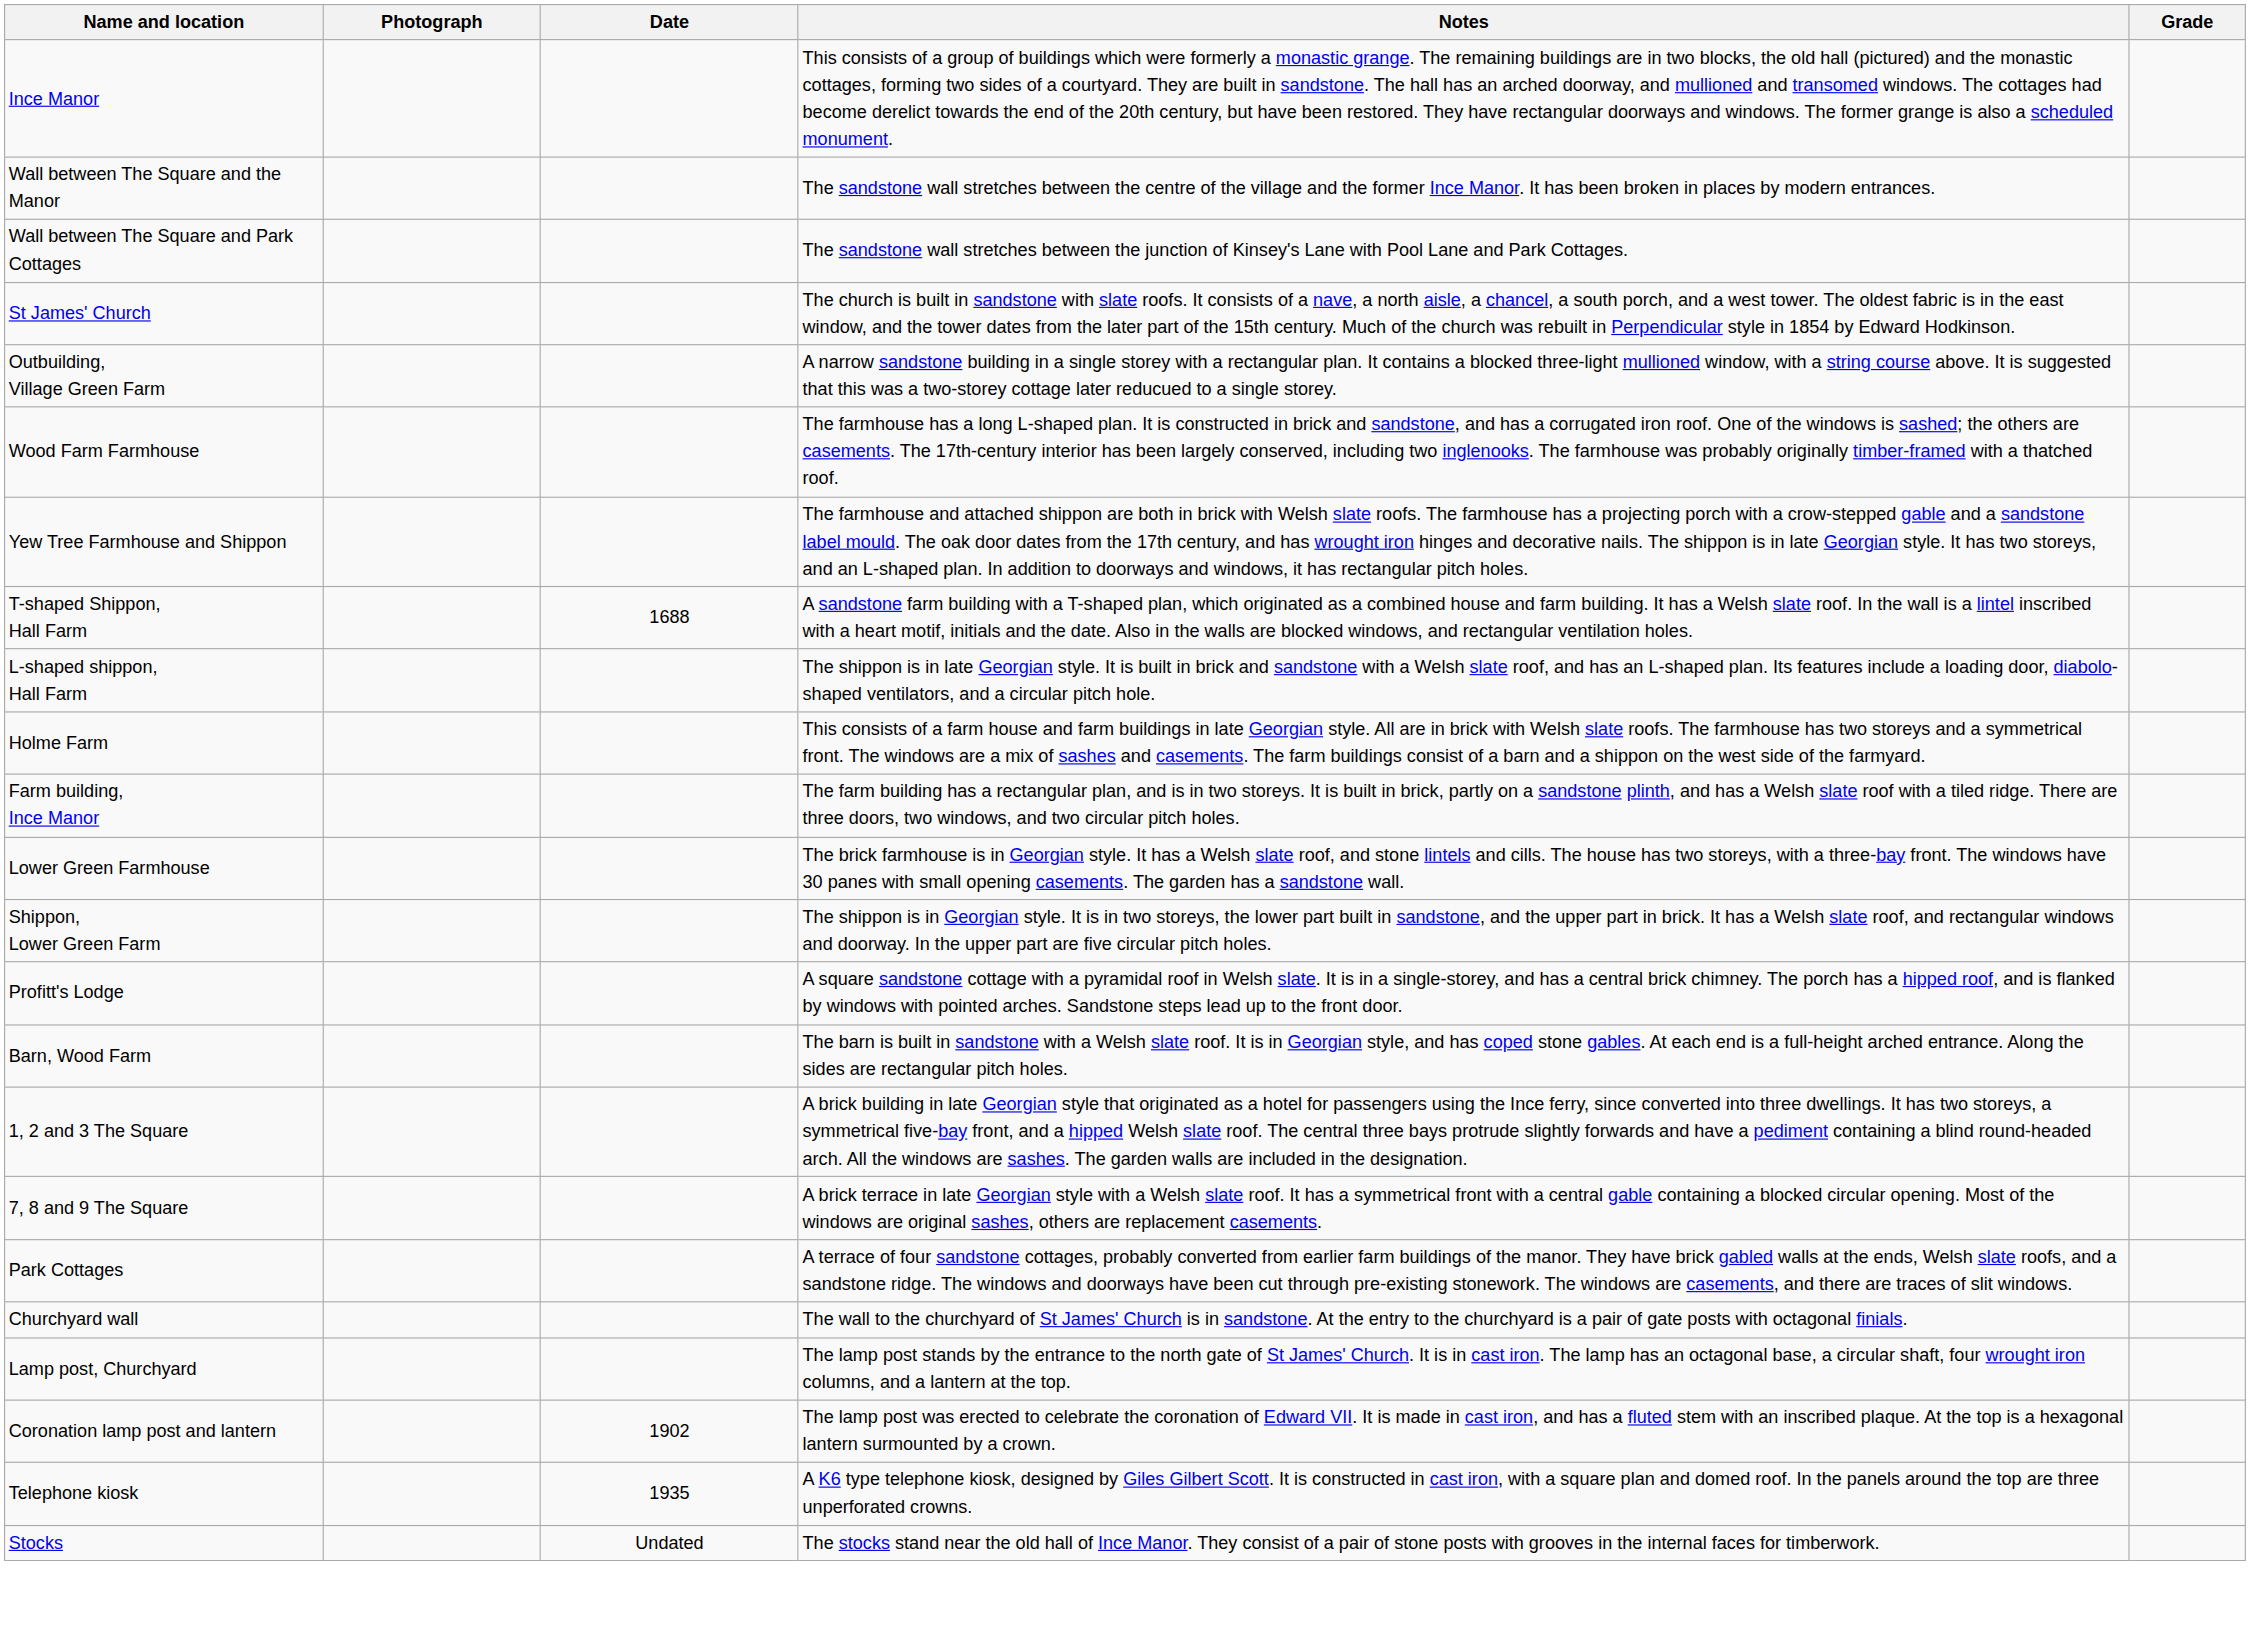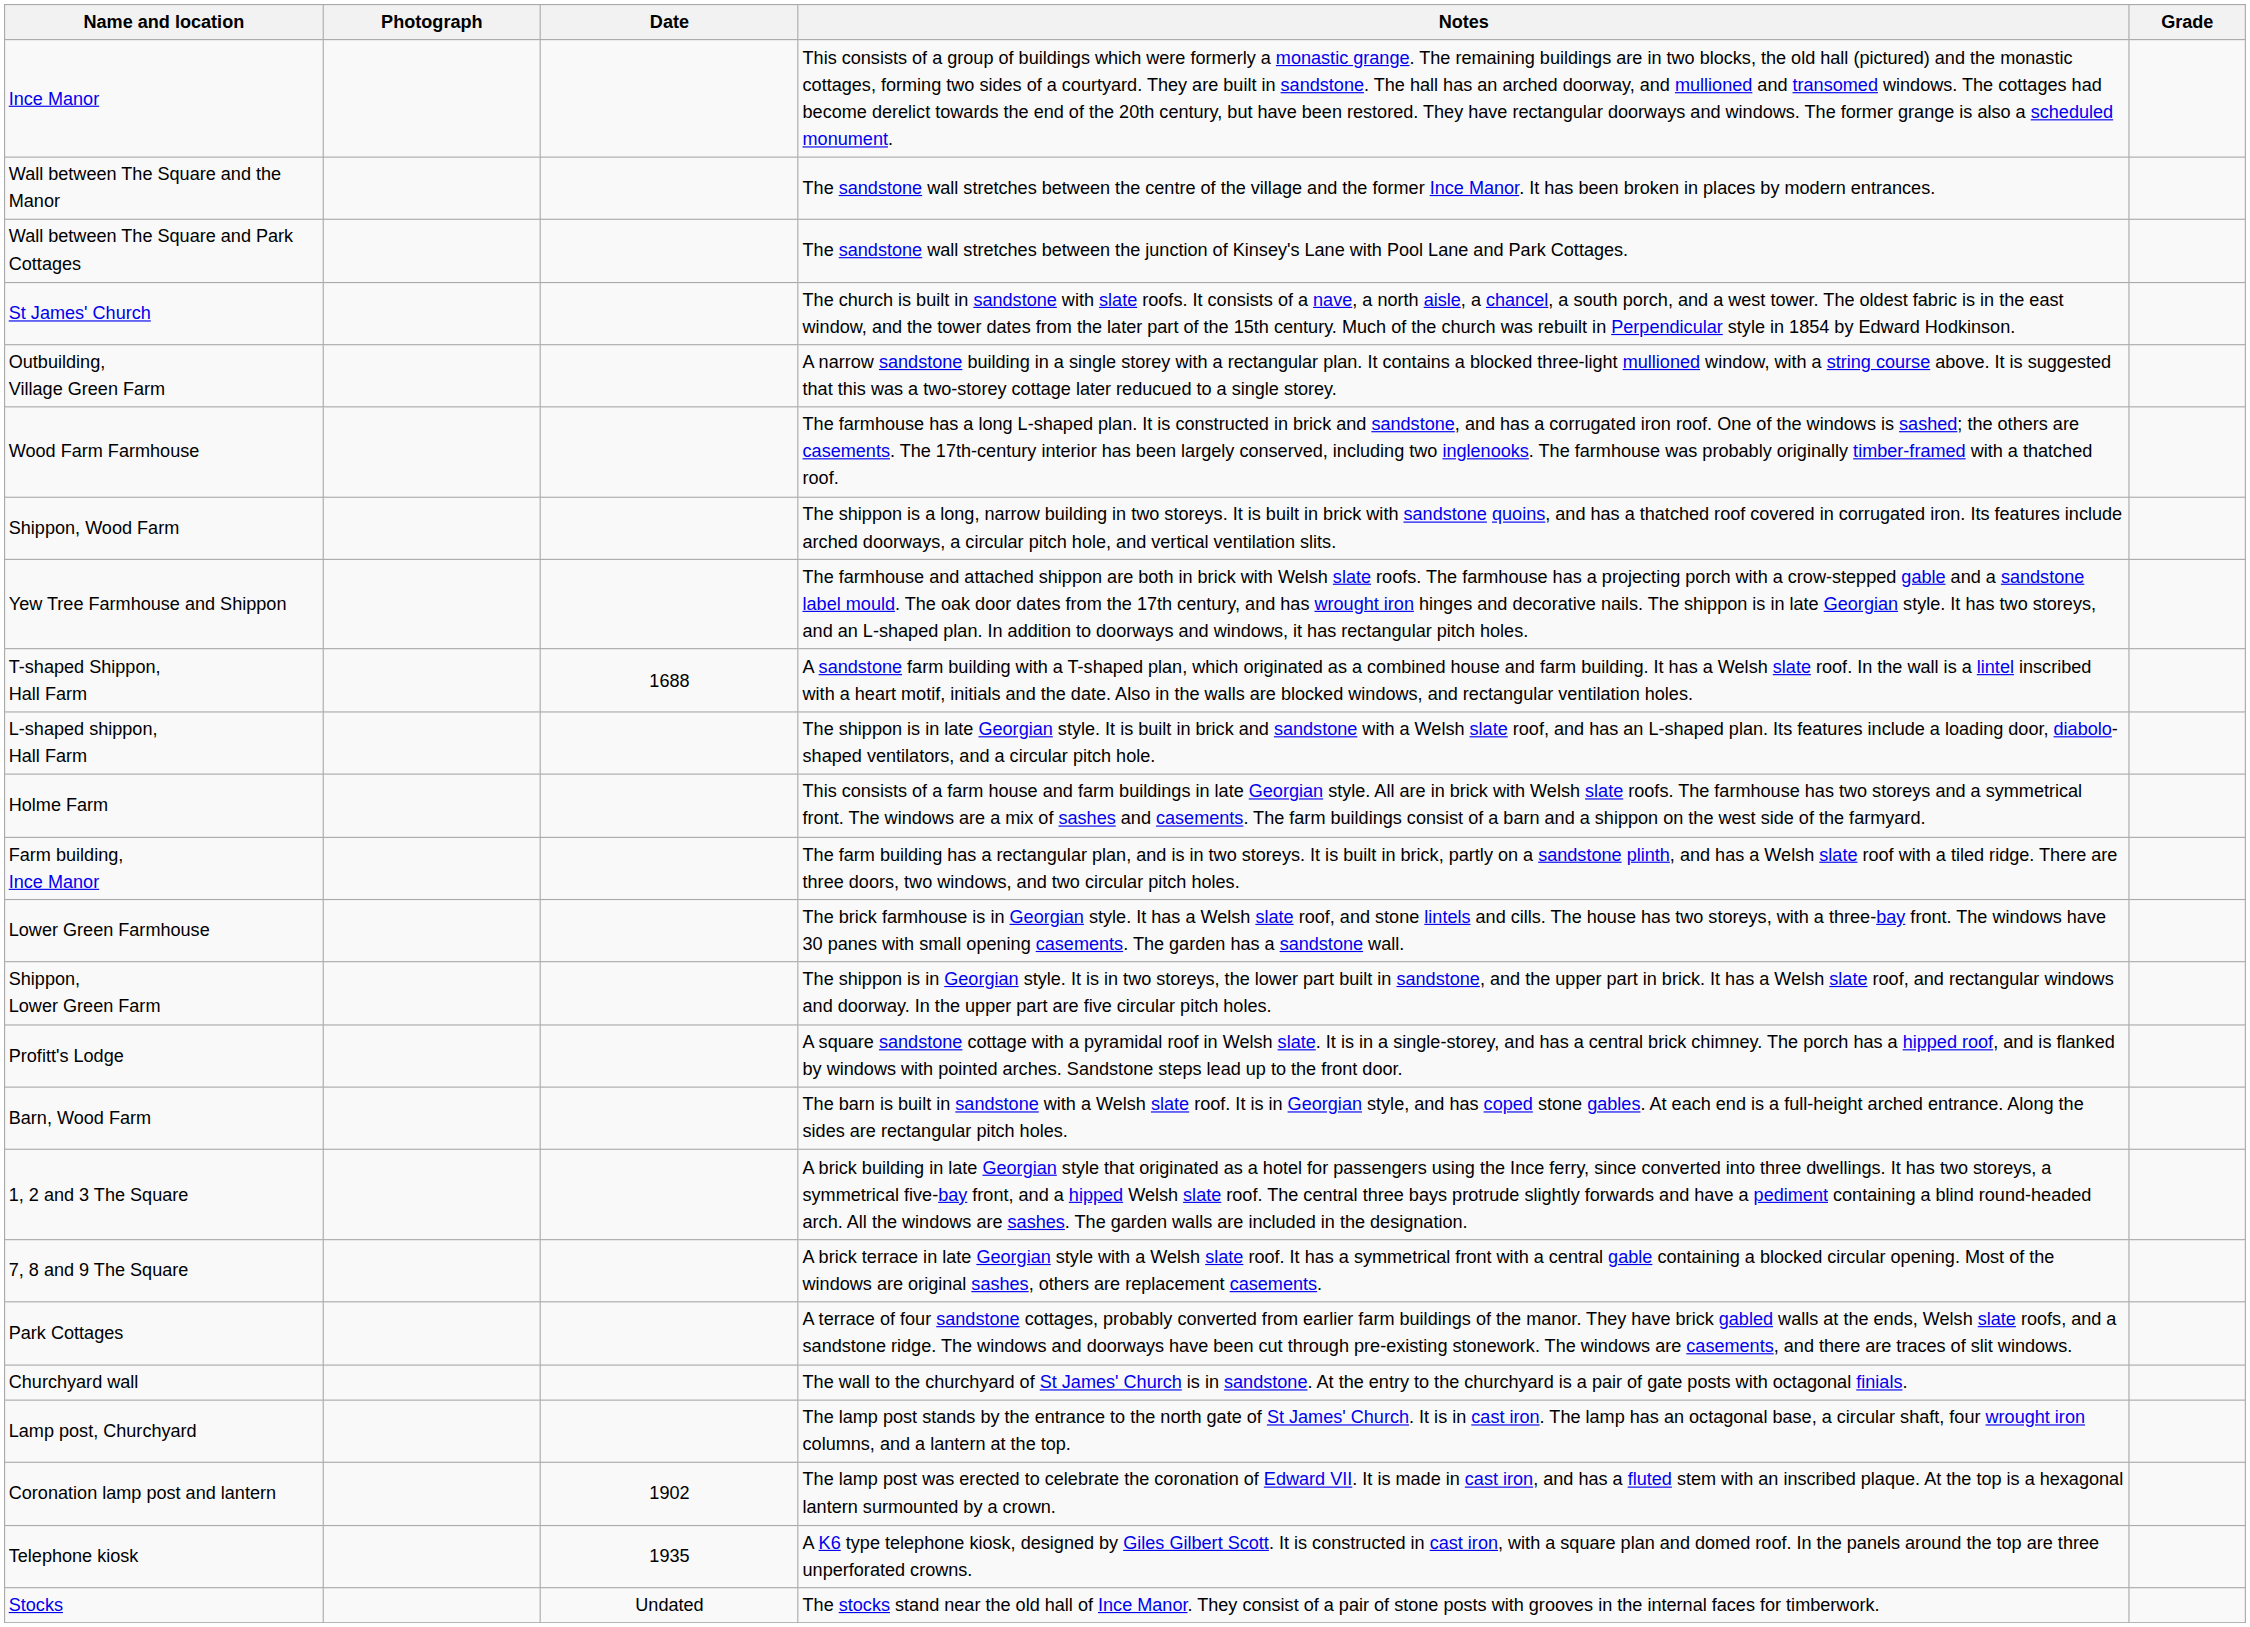+ row: (94, 528)
